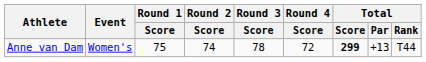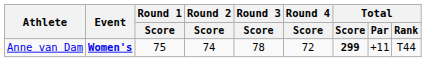(110, 47) normal -> (110, 47) bold
(380, 47) +13 -> (380, 47) +11
